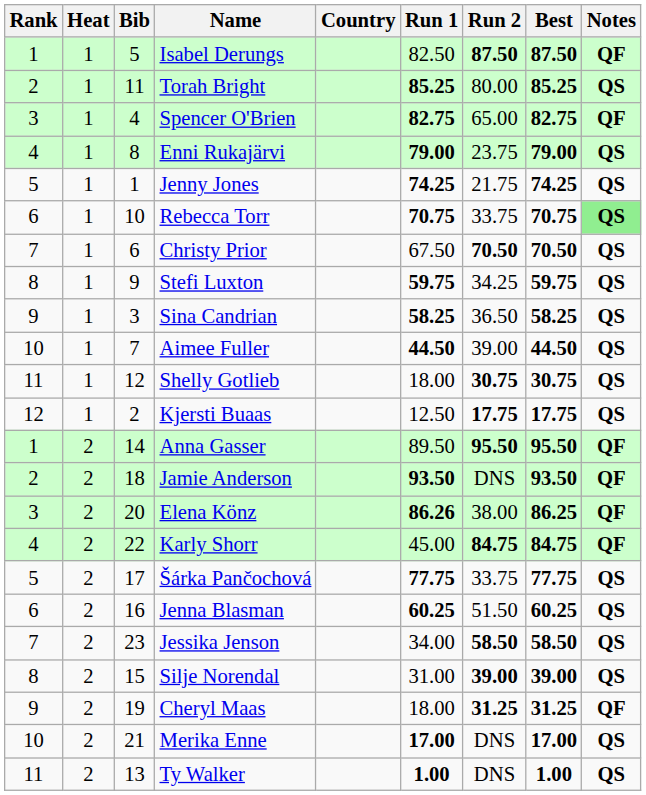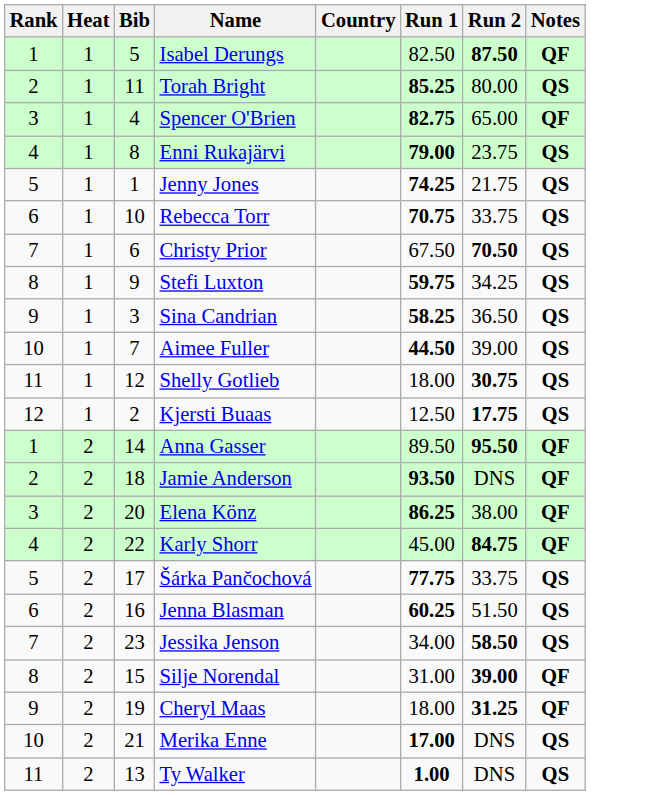- column: (554, 20)
(611, 217) lightgreen background -> (555, 217) no background
(432, 511) 86.26 -> (432, 511) 86.25
(611, 675) QS -> (555, 675) QF
